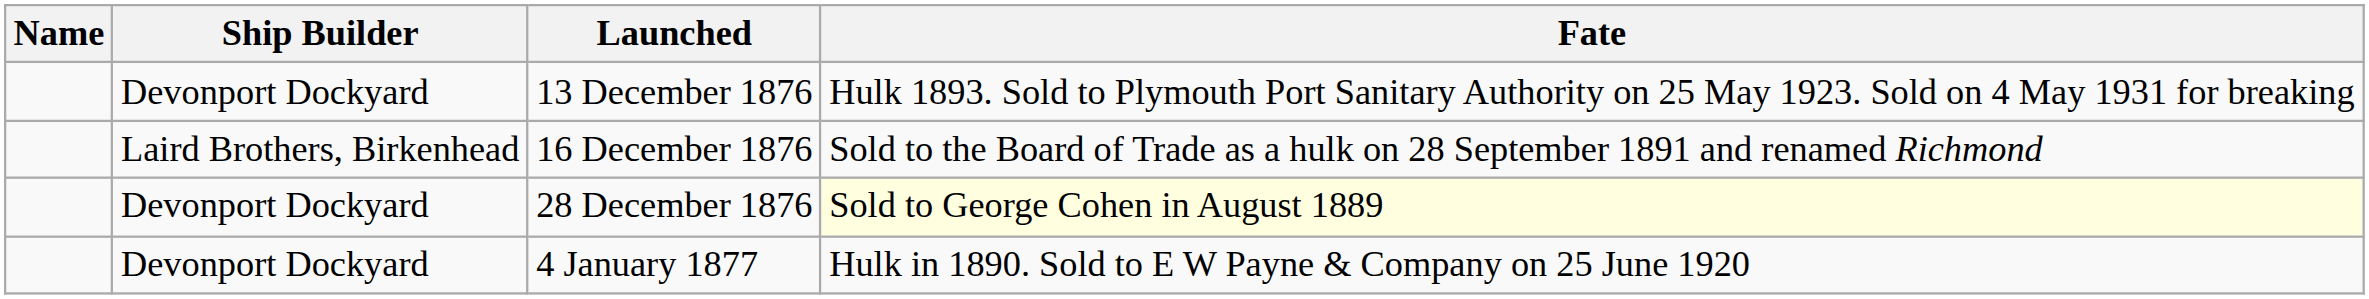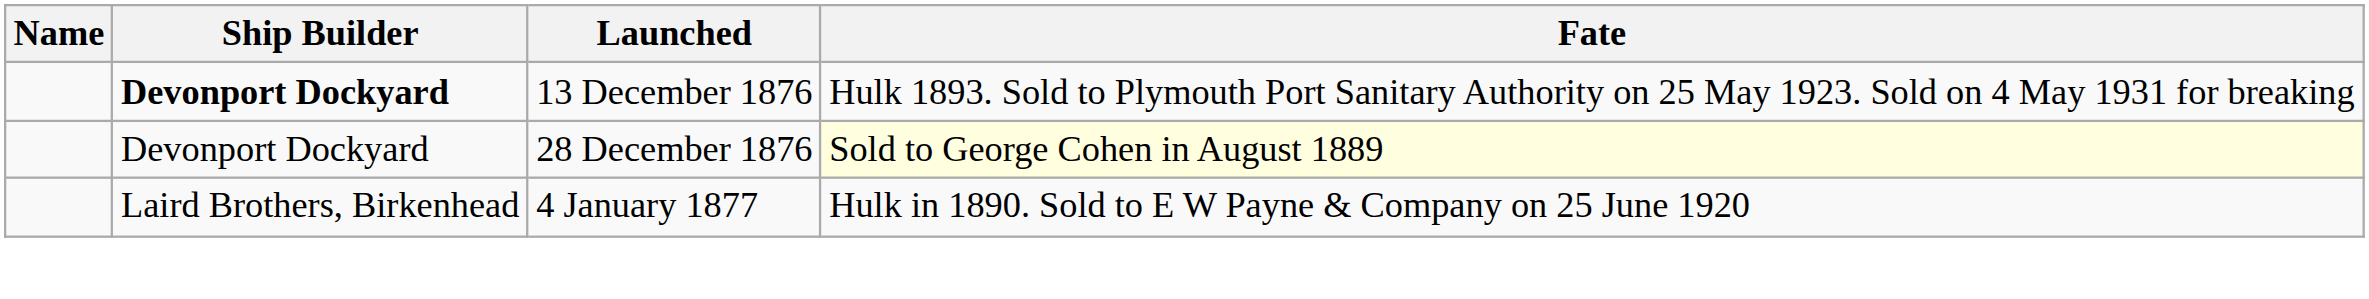(275, 90) normal -> (285, 90) bold
- row: (674, 148)
(275, 263) Devonport Dockyard -> (320, 206) Laird Brothers, Birkenhead
